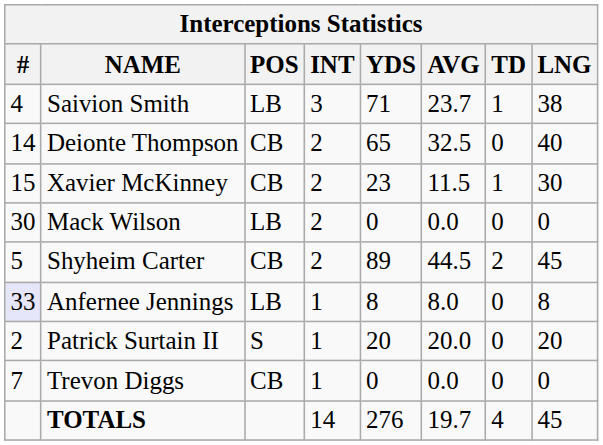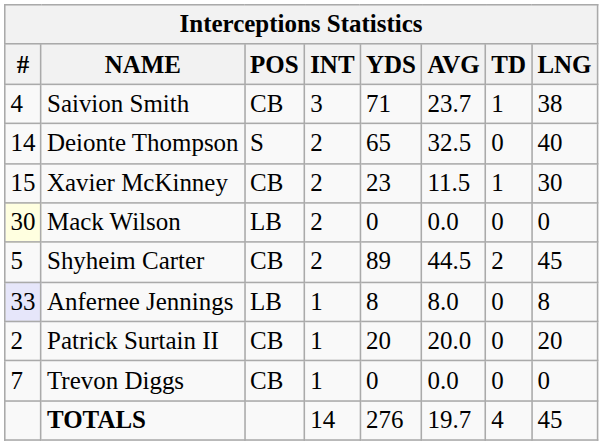(266, 103) LB -> (267, 103) CB
(267, 143) CB -> (257, 143) S
(23, 222) no background -> (23, 222) lightyellow background
(257, 340) S -> (267, 340) CB
